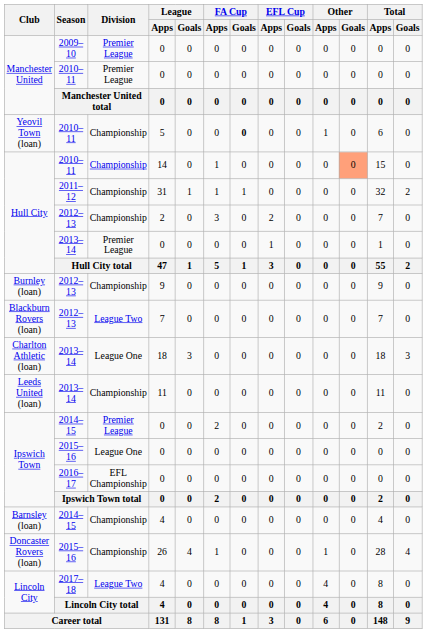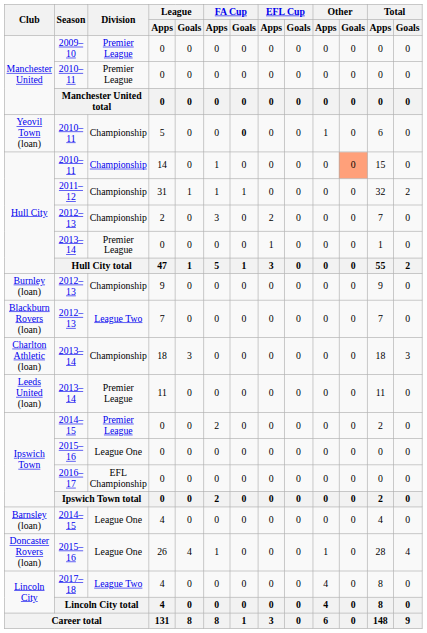(118, 356) League One -> (118, 356) Championship
(118, 393) Championship -> (118, 393) Premier League
(118, 520) Championship -> (118, 520) League One
(118, 552) Championship -> (118, 552) League One
